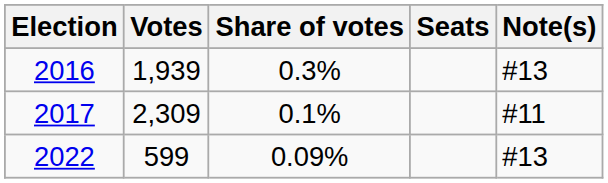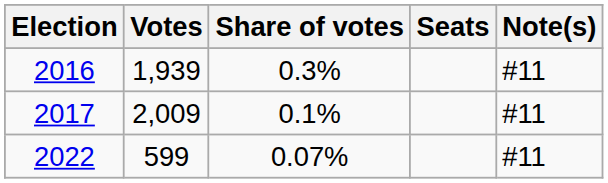(525, 70) #13 -> (524, 70) #11
(167, 113) 2,309 -> (167, 113) 2,009
(310, 157) 0.09% -> (310, 157) 0.07%
(525, 157) #13 -> (524, 157) #11
